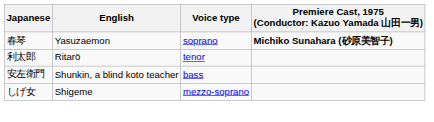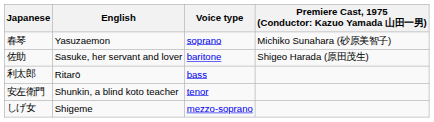(323, 40) bold -> (324, 40) normal
+ row: (16, 57)
(194, 57) tenor -> (197, 74) bass
(193, 74) bass -> (198, 91) tenor
